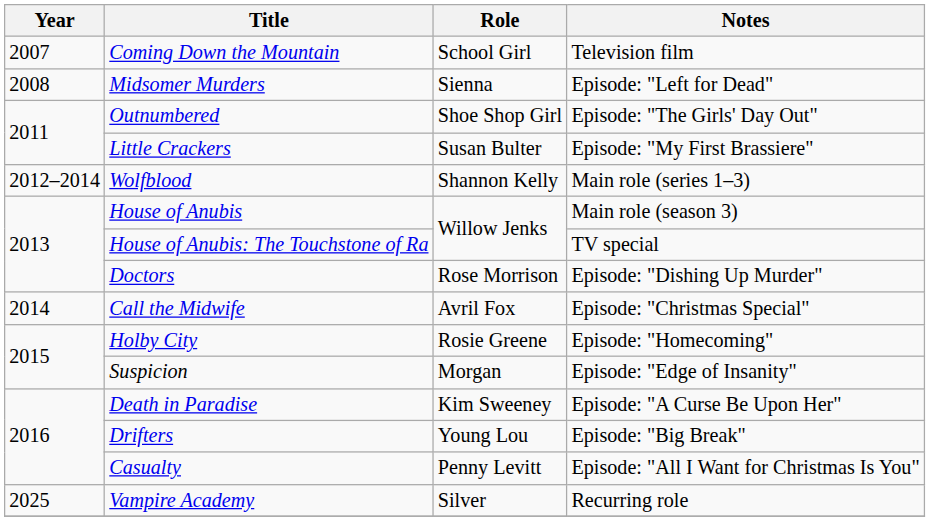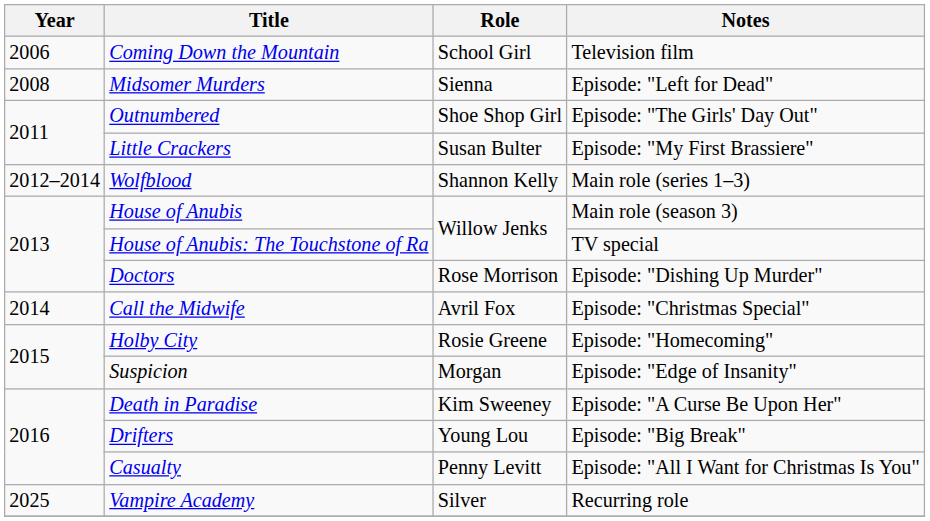(29, 52) 2007 -> (29, 52) 2006
